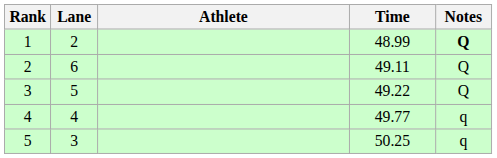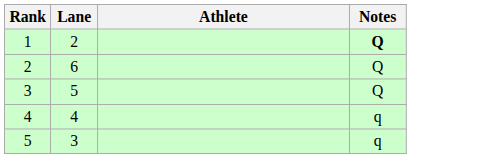- column: (392, 16)
